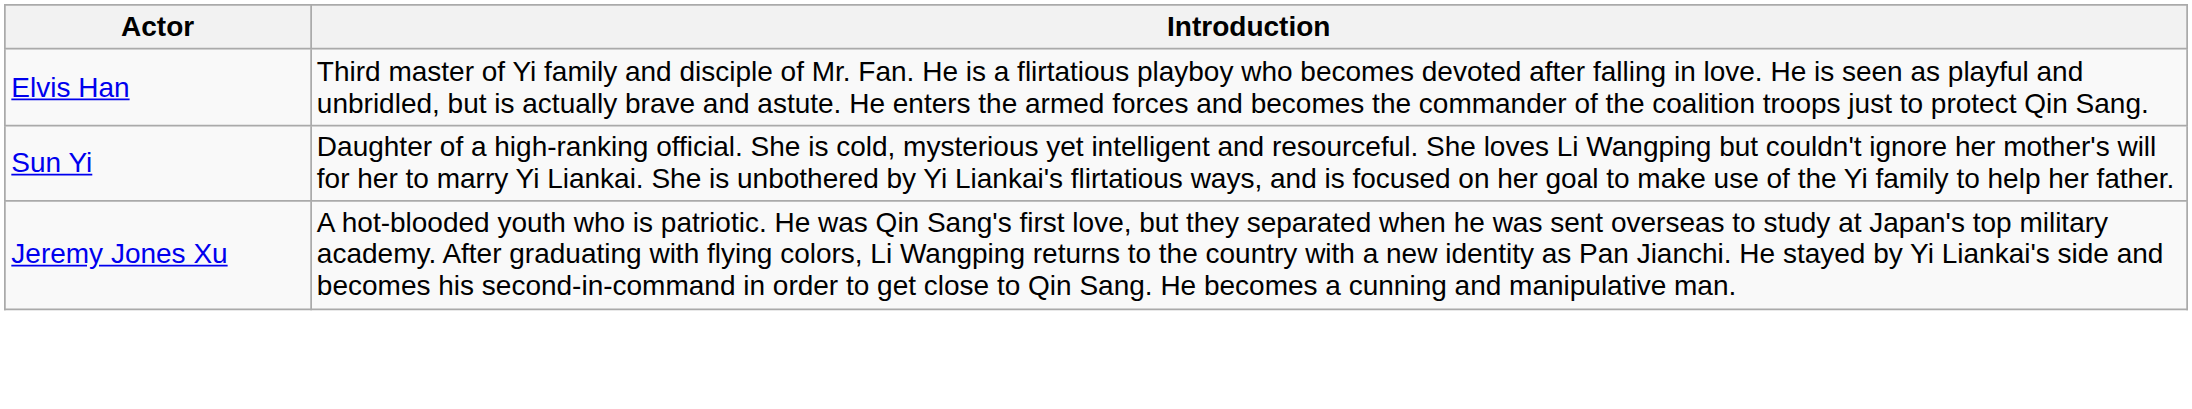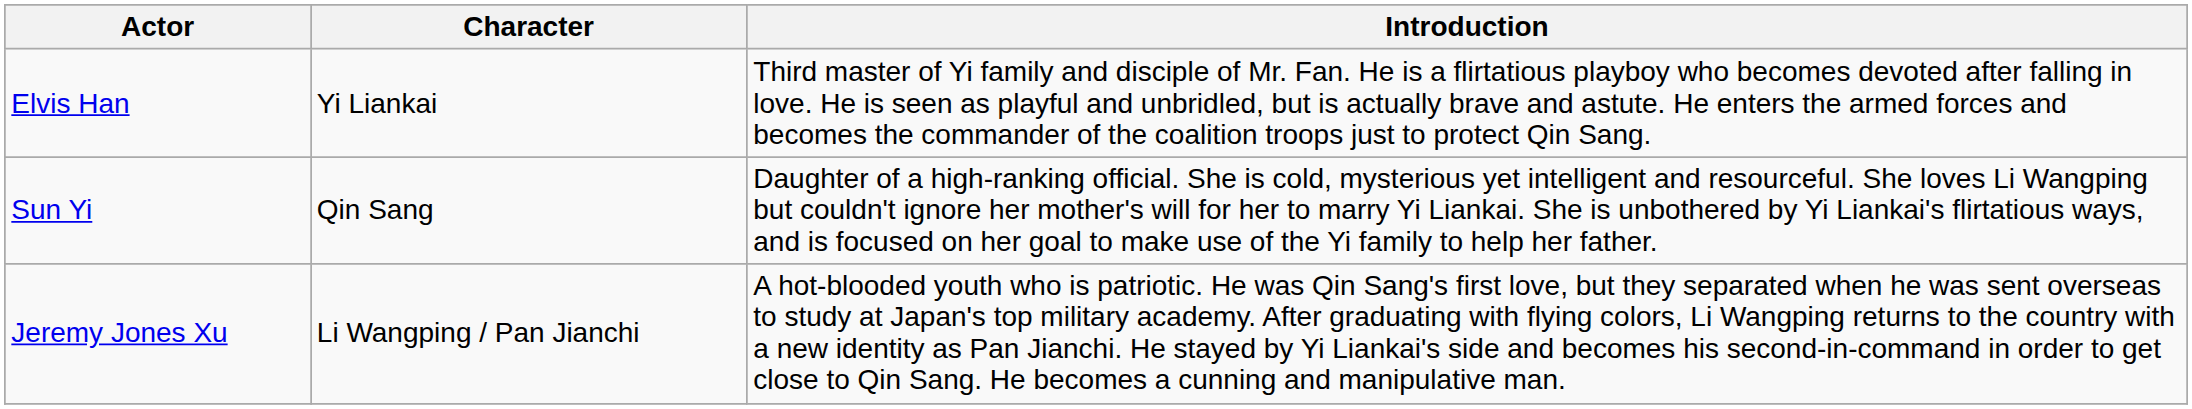+ column: (529, 26)
